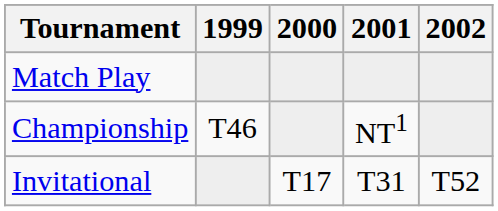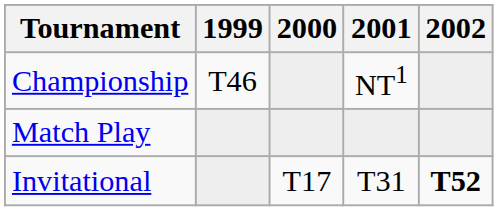rows swapped: (81, 76) <-> (100, 128)
(456, 180) normal -> (456, 180) bold
